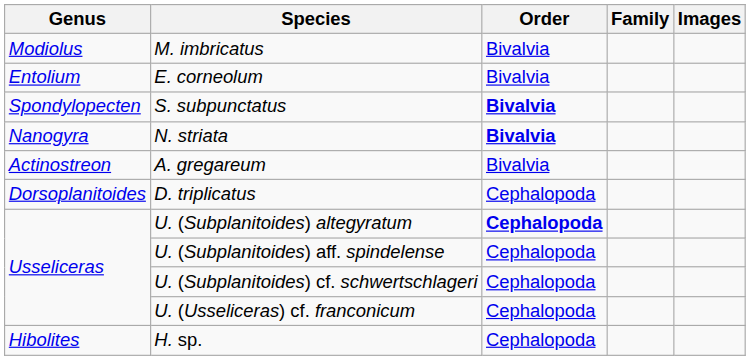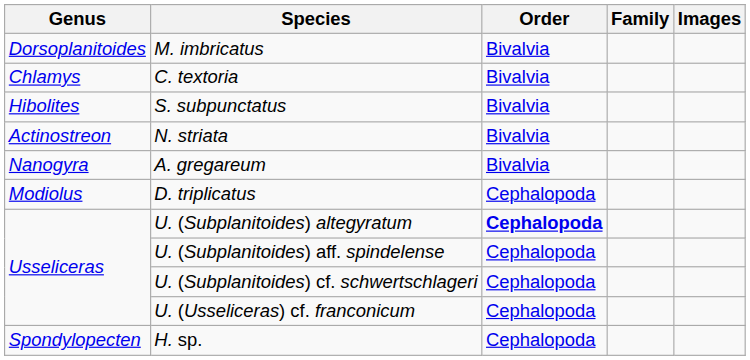(46, 48) Modiolus -> (77, 48) Dorsoplanitoides
- row: (209, 77)
+ row: (196, 77)
(75, 106) Spondylopecten -> (44, 106) Hibolites
(521, 106) bold -> (518, 106) normal
(49, 135) Nanogyra -> (60, 135) Actinostreon
(521, 135) bold -> (518, 135) normal
(60, 164) Actinostreon -> (49, 164) Nanogyra
(77, 194) Dorsoplanitoides -> (46, 194) Modiolus
(44, 340) Hibolites -> (75, 340) Spondylopecten
